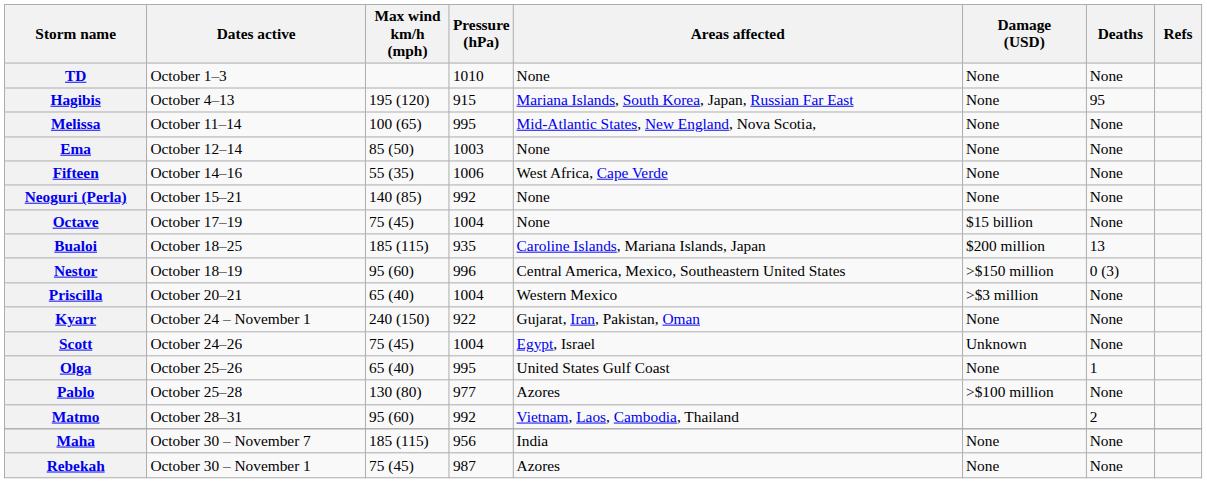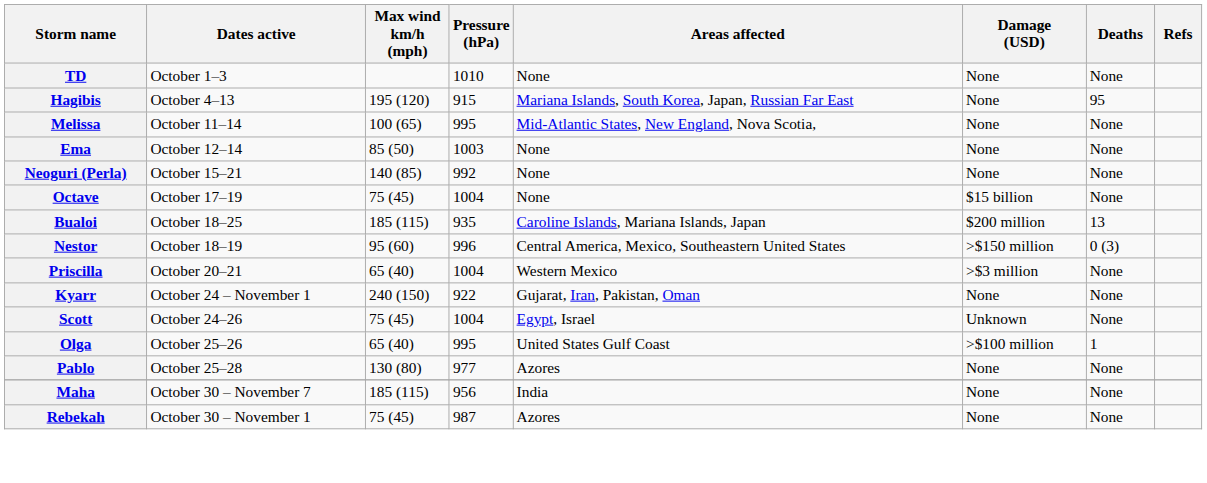- row: (76, 173)
(983, 367) None -> (1010, 343) >$100 million
(1010, 392) >$100 million -> (983, 367) None
- row: (76, 416)
